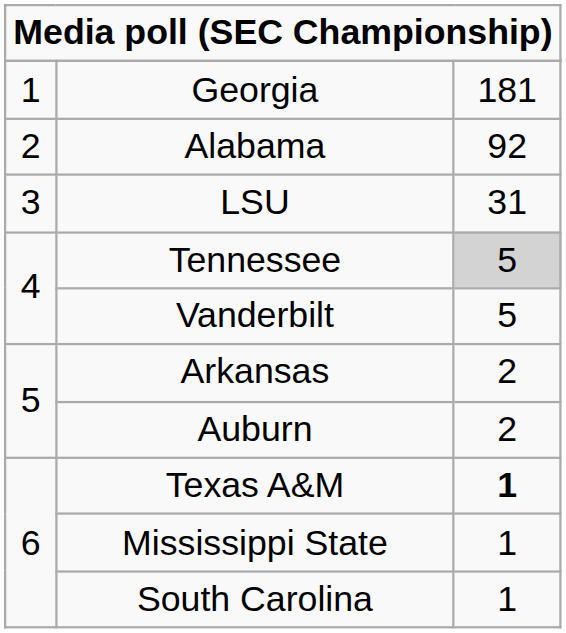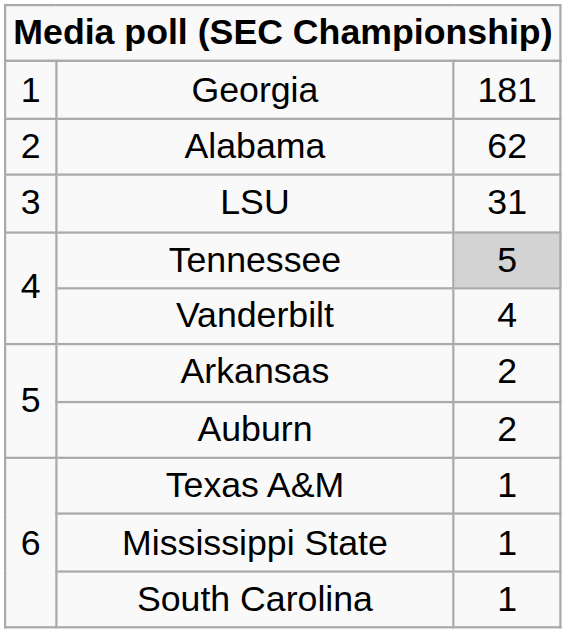(507, 145) 92 -> (507, 145) 62
(507, 315) 5 -> (507, 315) 4
(507, 485) bold -> (507, 485) normal
